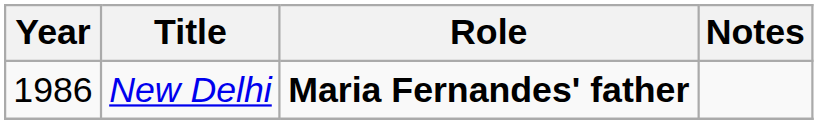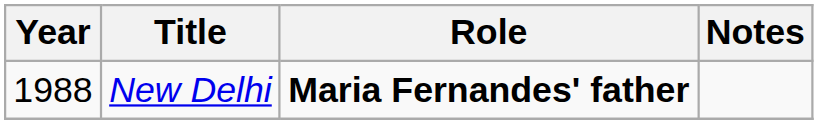(53, 89) 1986 -> (53, 89) 1988
